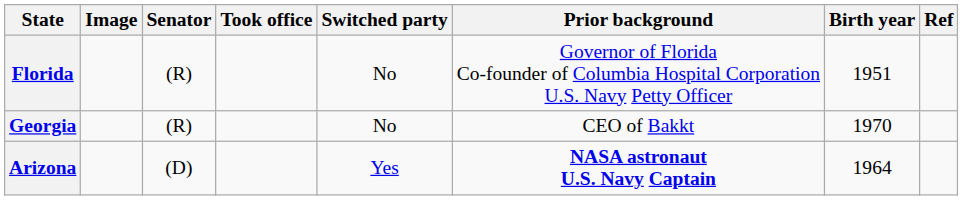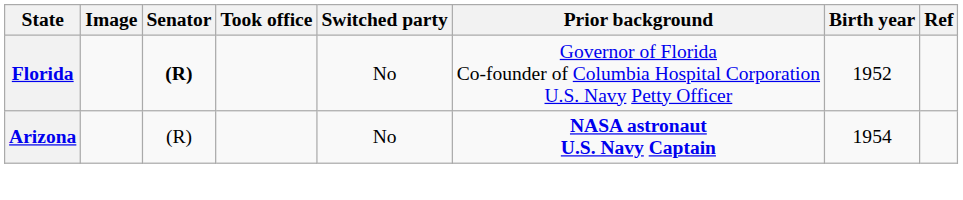(179, 72) normal -> (179, 72) bold
(872, 72) 1951 -> (872, 72) 1952
- row: (43, 125)
(179, 167) (D) -> (179, 136) (R)
(385, 167) Yes -> (385, 136) No
(872, 167) 1964 -> (872, 136) 1954
